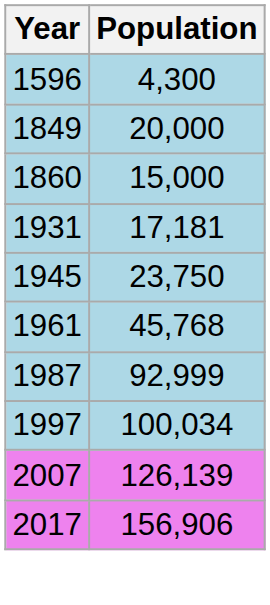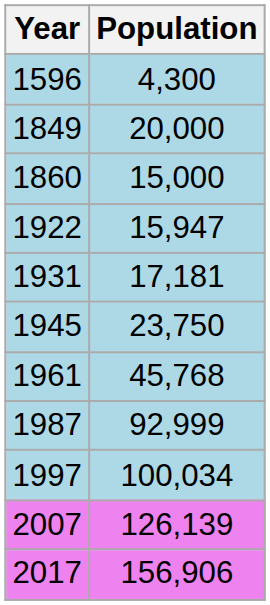+ row: (47, 227)
